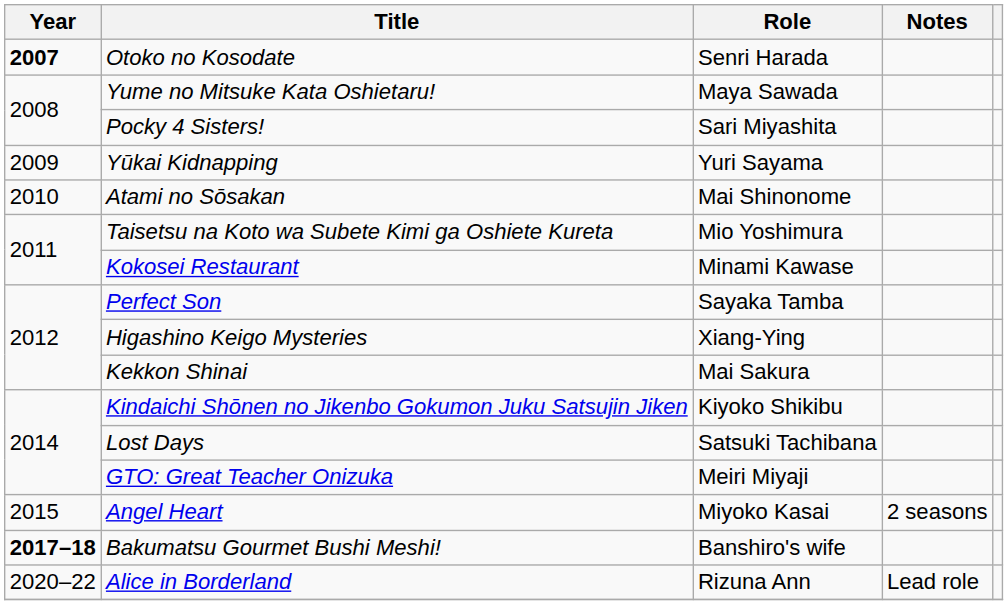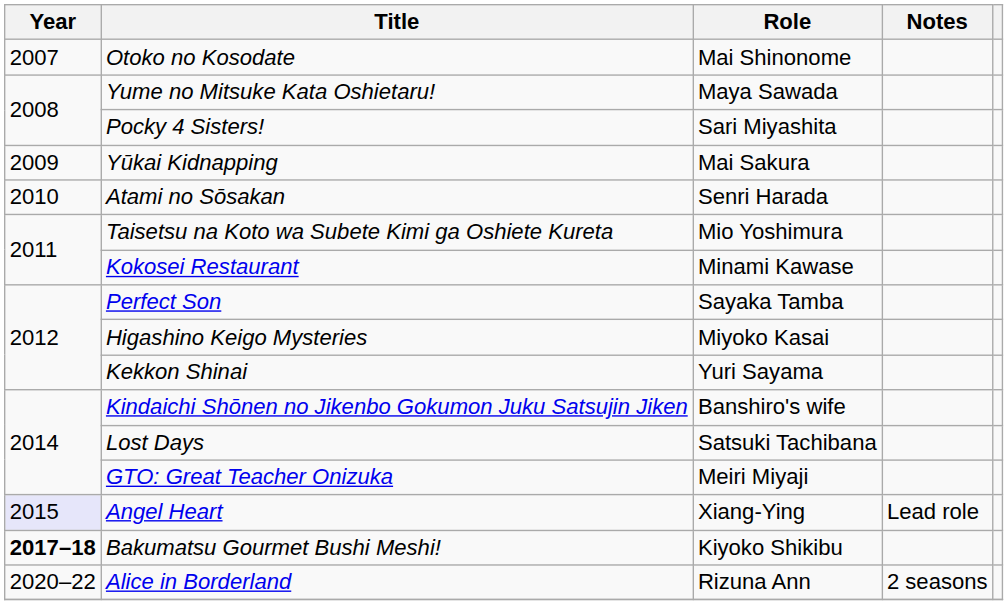(34, 57) bold -> (34, 57) normal
(763, 57) Senri Harada -> (775, 57) Mai Shinonome
(760, 162) Yuri Sayama -> (754, 162) Mai Sakura
(775, 197) Mai Shinonome -> (763, 197) Senri Harada
(752, 337) Xiang-Ying -> (764, 337) Miyoko Kasai
(754, 372) Mai Sakura -> (760, 372) Yuri Sayama
(770, 407) Kiyoko Shikibu -> (772, 407) Banshiro's wife
(34, 512) no background -> (34, 512) lavender background
(764, 512) Miyoko Kasai -> (752, 512) Xiang-Ying
(937, 512) 2 seasons -> (933, 512) Lead role
(772, 547) Banshiro's wife -> (770, 547) Kiyoko Shikibu
(933, 582) Lead role -> (937, 582) 2 seasons
